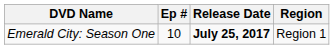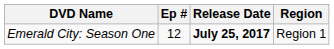(174, 34) 10 -> (174, 34) 12
